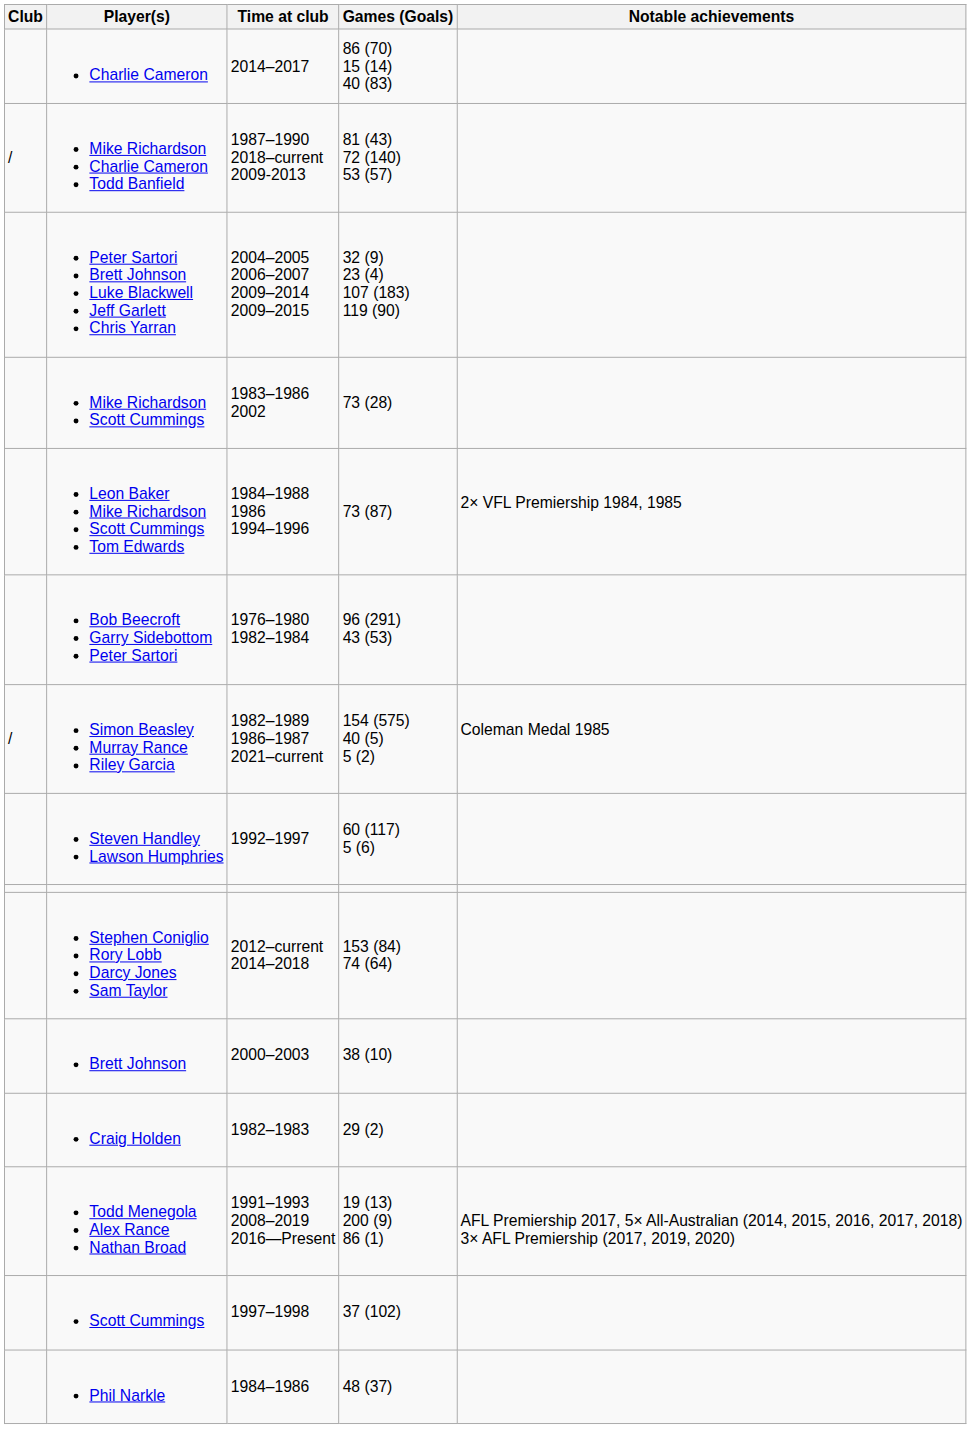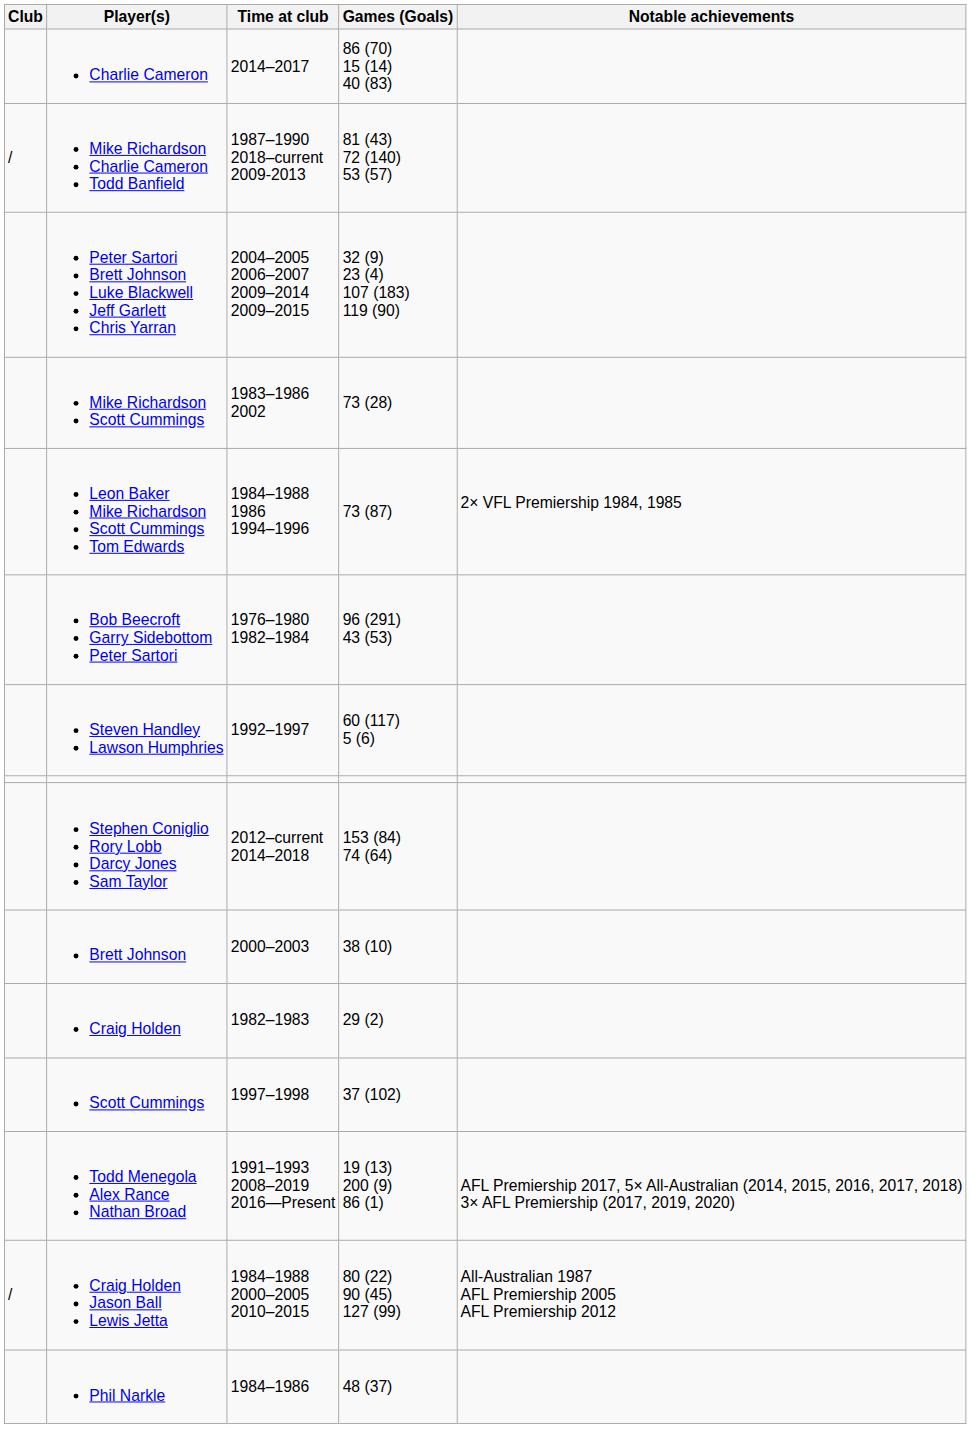- row: (137, 748)
rows swapped: (137, 1322) <-> (137, 1230)
+ row: (137, 1304)
